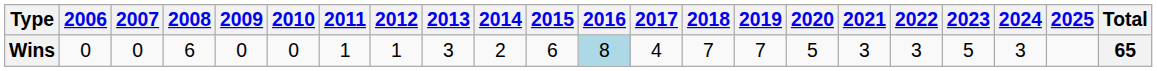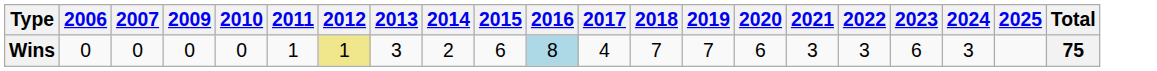- column: (190, 19)
(396, 50) no background -> (345, 50) khaki background
(812, 50) 5 -> (760, 50) 6
(968, 50) 5 -> (916, 50) 6
(1125, 50) 65 -> (1073, 50) 75
